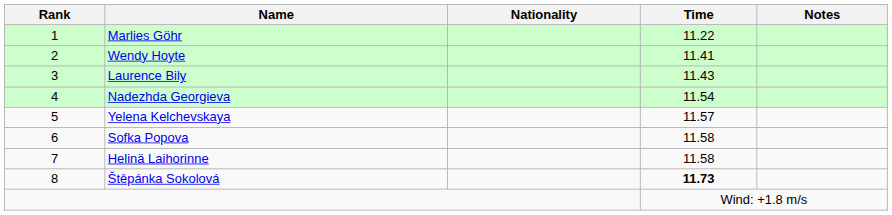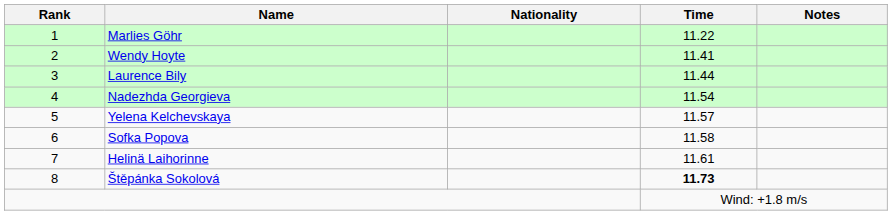(699, 76) 11.43 -> (699, 76) 11.44
(699, 158) 11.58 -> (699, 158) 11.61
